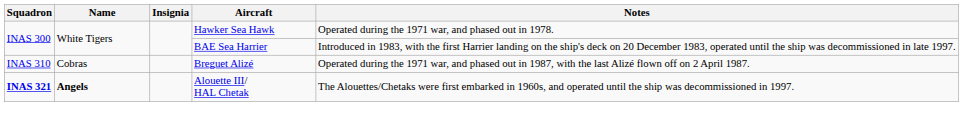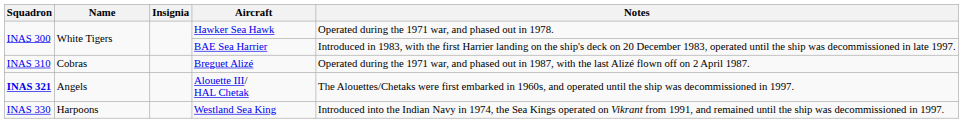(72, 87) bold -> (72, 87) normal
+ row: (235, 110)
